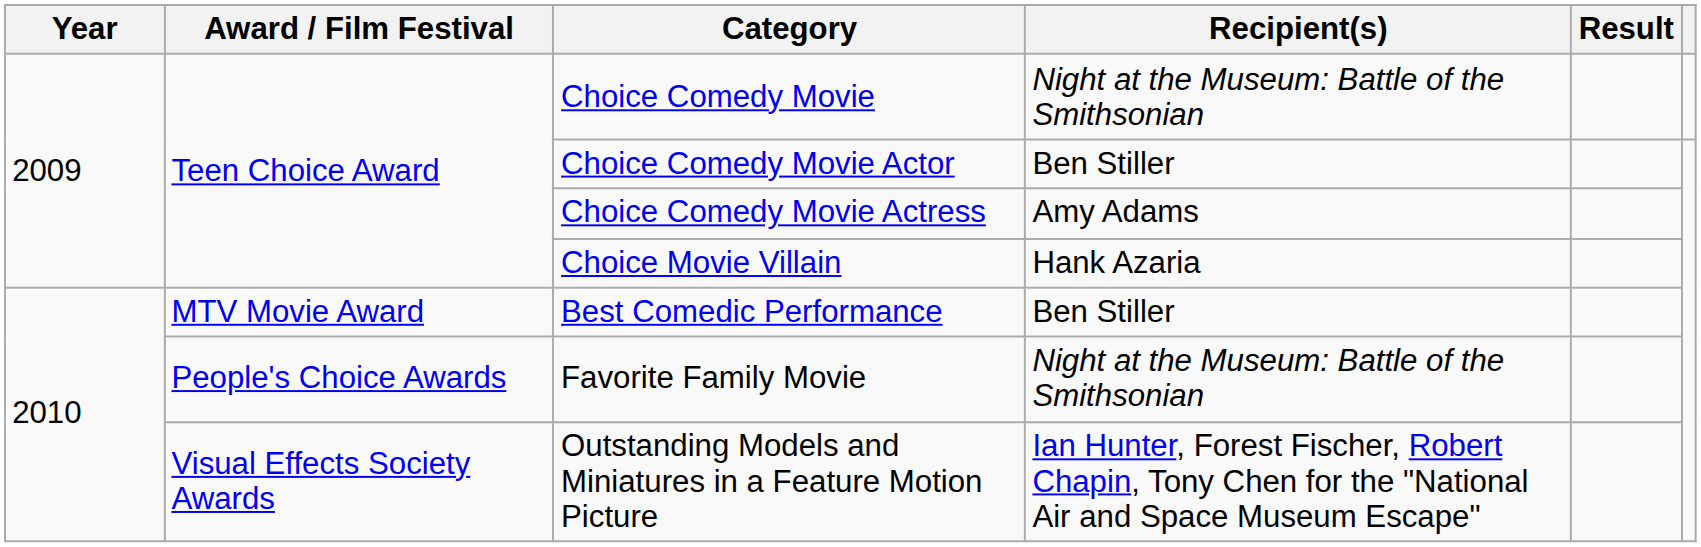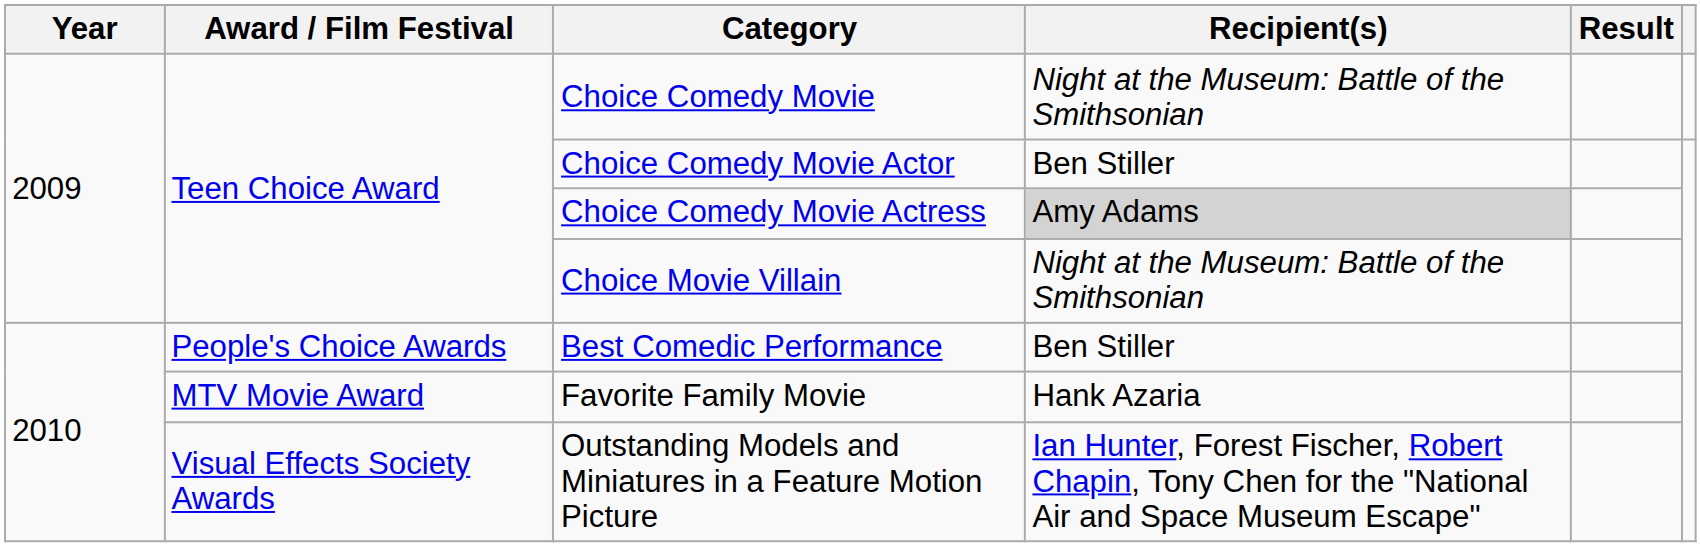(1116, 212) no background -> (1116, 212) lightgrey background
(1116, 262) Hank Azaria -> (1268, 279) Night at the Museum: Battle of the Smithsonian
(298, 311) MTV Movie Award -> (339, 346) People's Choice Awards
(339, 378) People's Choice Awards -> (298, 396) MTV Movie Award
(1268, 378) Night at the Museum: Battle of the Smithsonian -> (1116, 396) Hank Azaria
